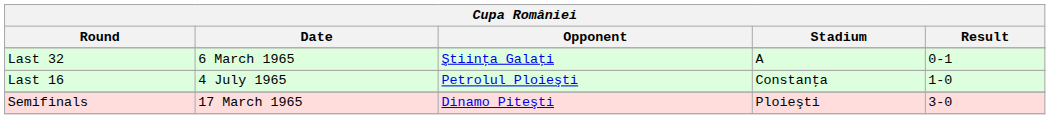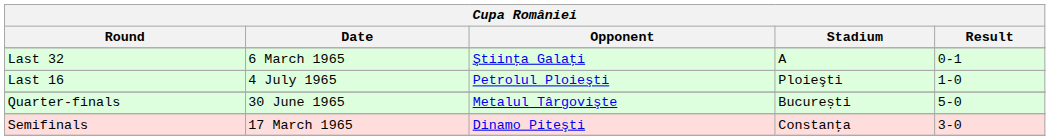(792, 81) Constanţa -> (810, 81) Ploieşti
+ row: (64, 103)
(788, 103) Ploieşti -> (815, 125) Constanţa
